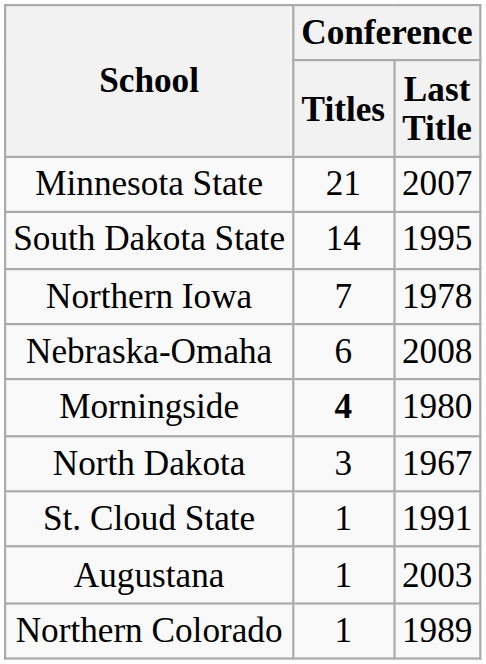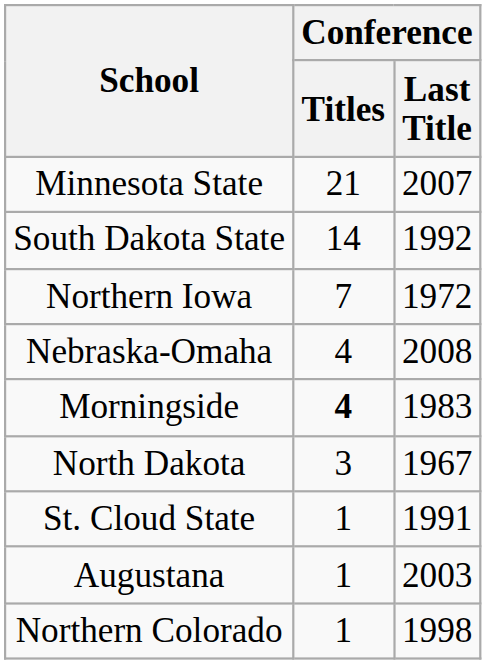(437, 239) 1995 -> (437, 239) 1992
(437, 295) 1978 -> (437, 295) 1972
(343, 351) 6 -> (343, 351) 4
(437, 406) 1980 -> (437, 406) 1983
(437, 630) 1989 -> (437, 630) 1998
